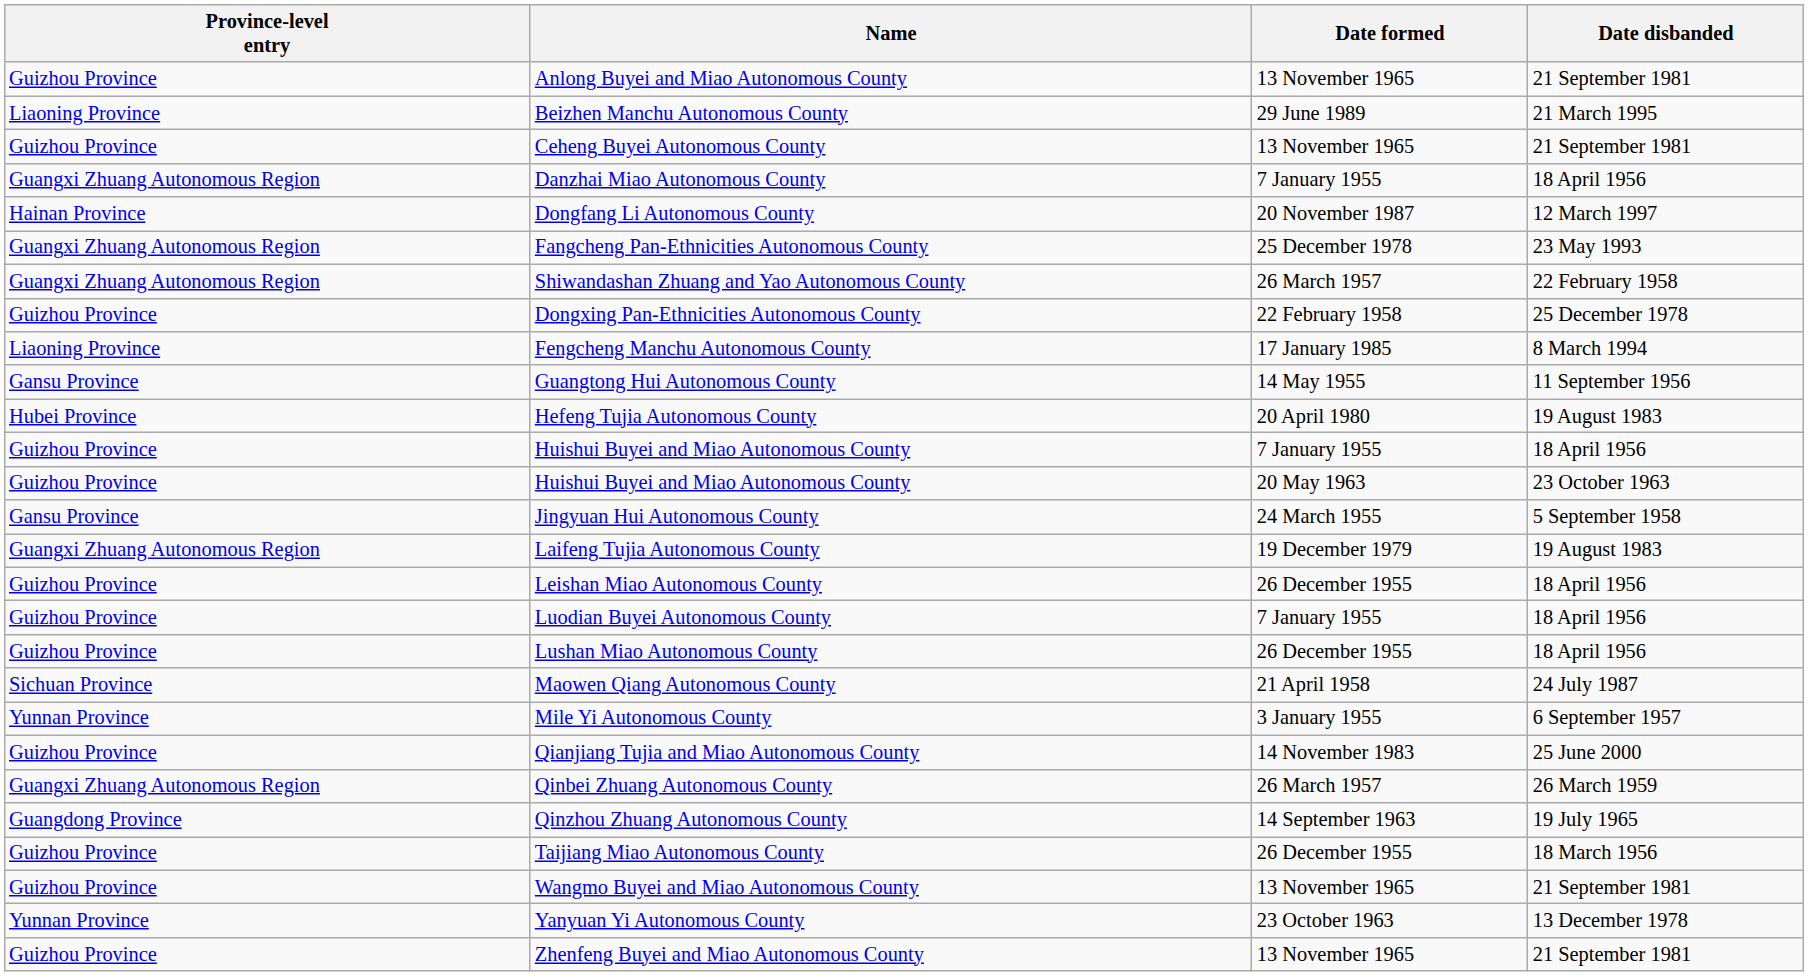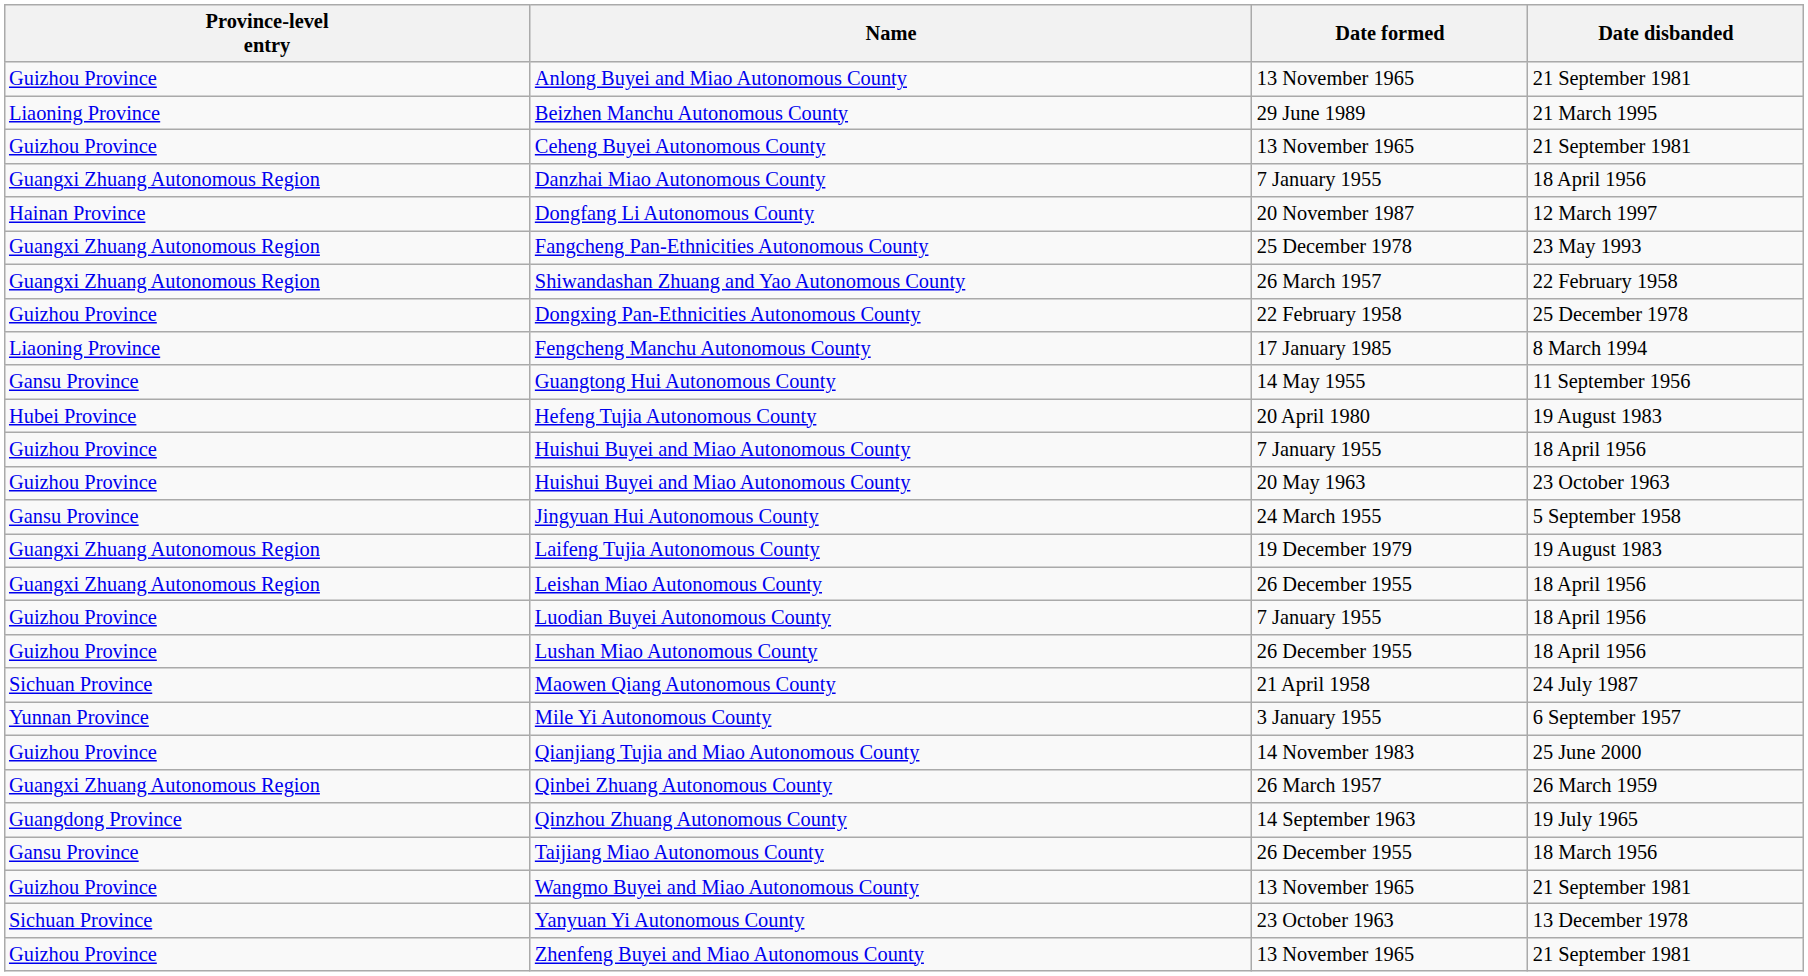(83, 583) Guizhou Province -> (164, 583) Guangxi Zhuang Autonomous Region
(83, 853) Guizhou Province -> (74, 853) Gansu Province
(79, 920) Yunnan Province -> (81, 920) Sichuan Province
